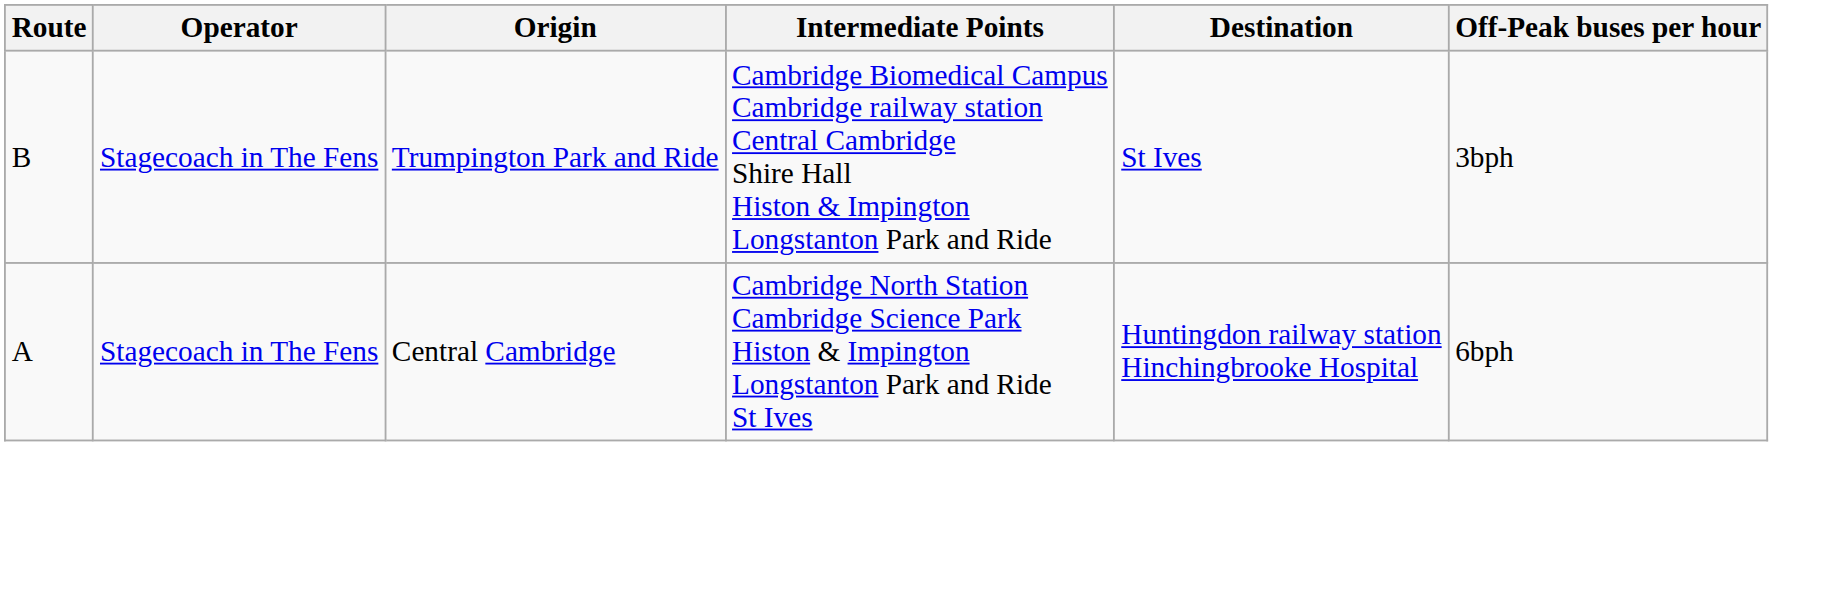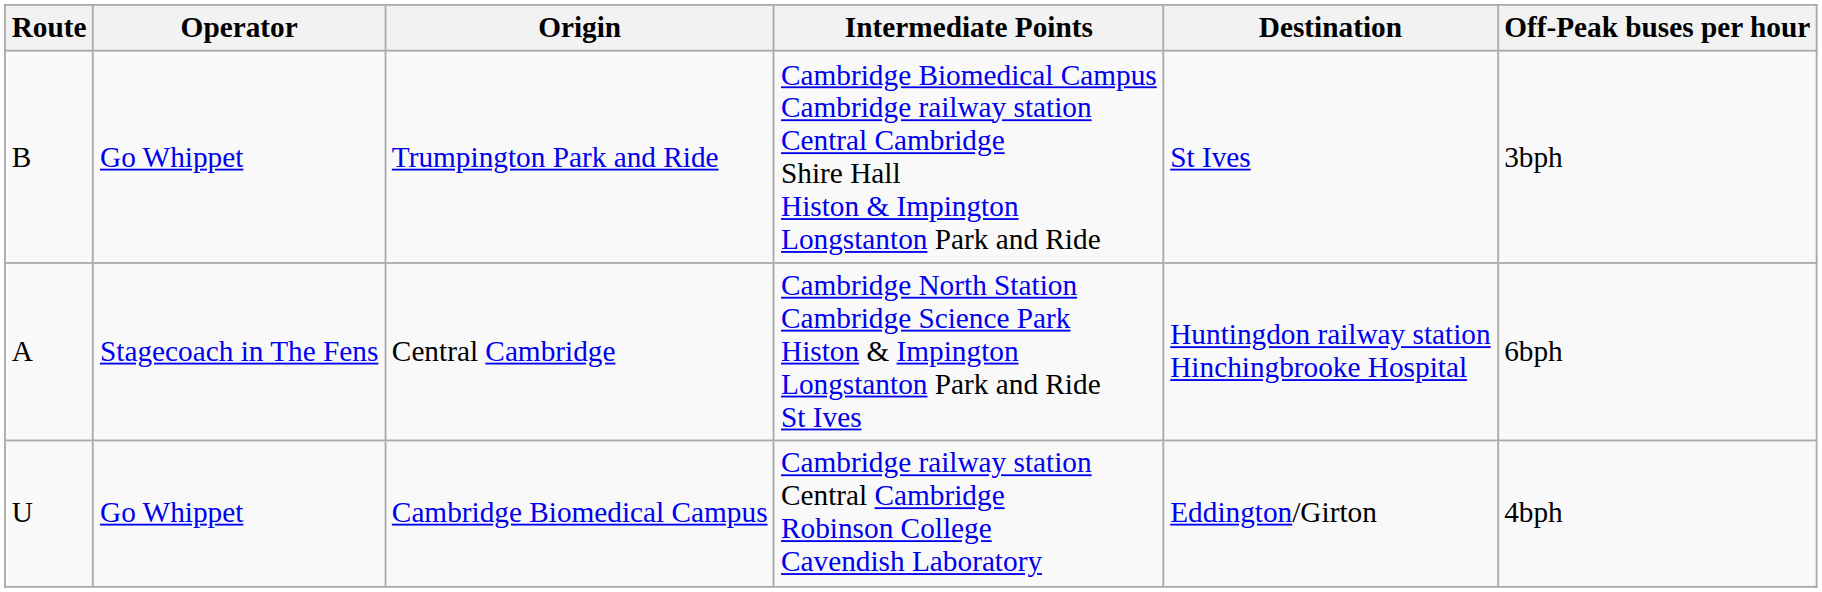(239, 156) Stagecoach in The Fens -> (172, 156) Go Whippet
+ row: (580, 512)
